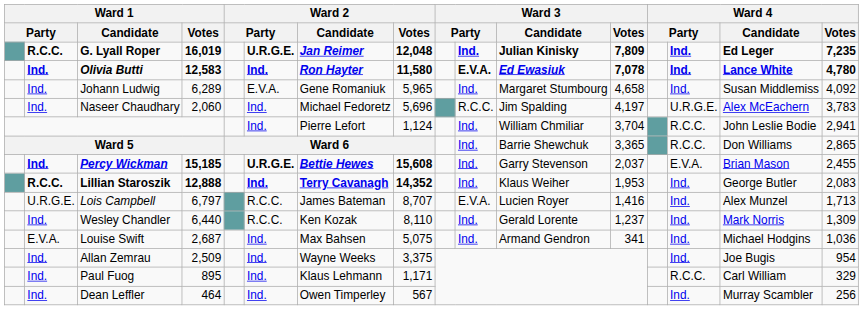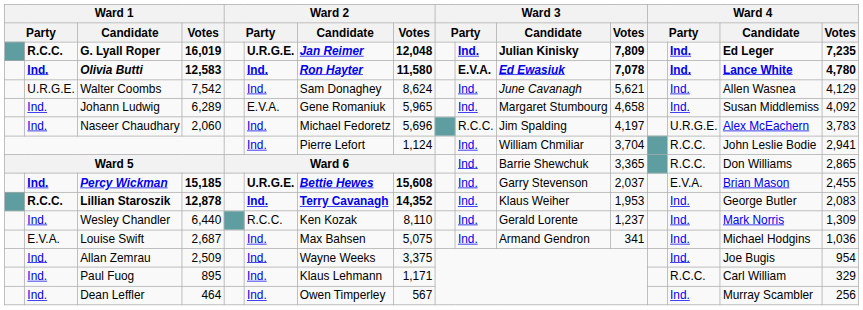+ row: (121, 88)
(203, 182) 12,888 -> (203, 201) 12,878
- row: (118, 201)
